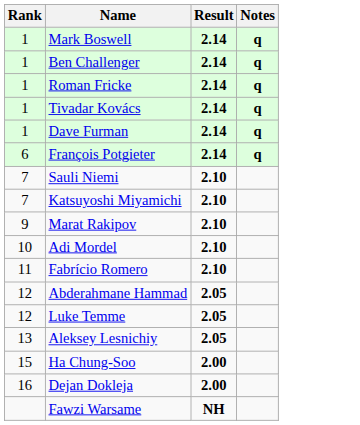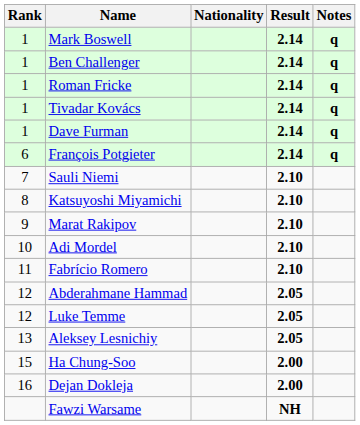+ column: (229, 16)
(25, 200) 7 -> (25, 200) 8
